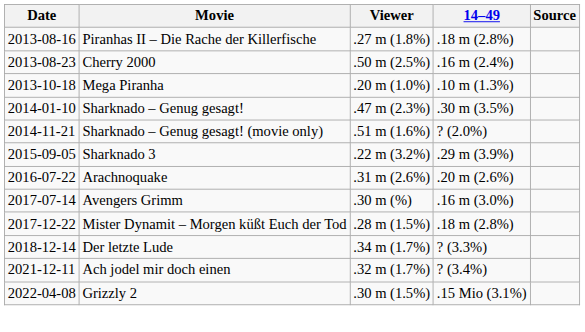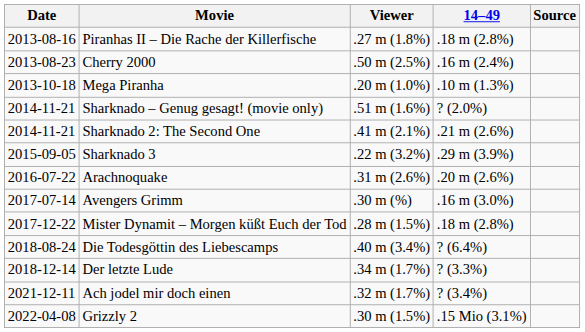- row: (163, 108)
+ row: (171, 131)
+ row: (180, 246)
